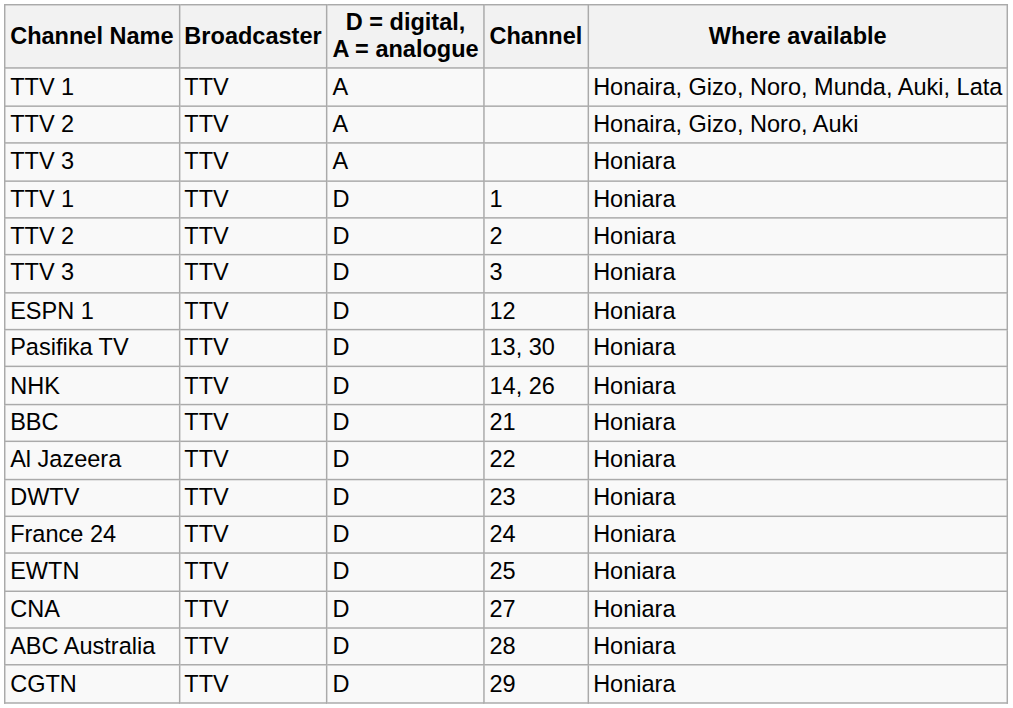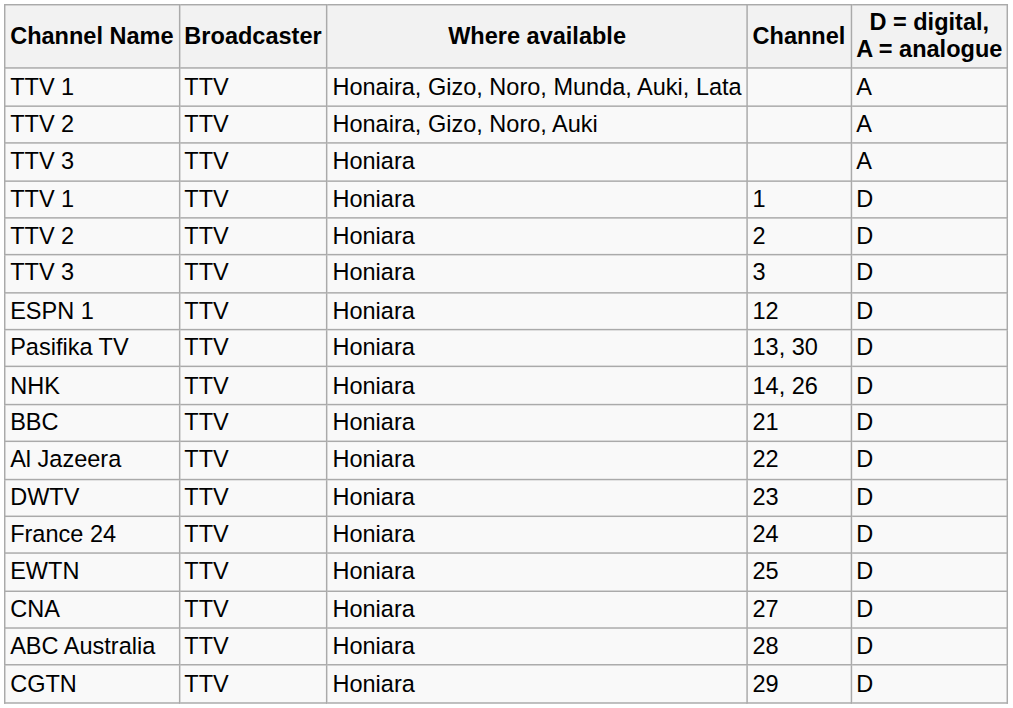columns swapped: (406, 36) <-> (798, 36)
